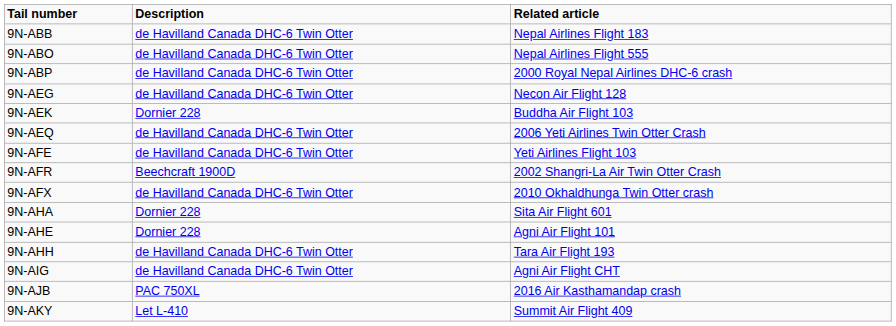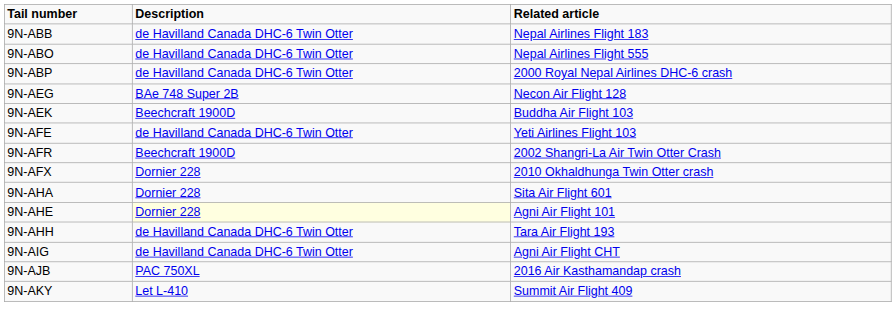(244, 93) de Havilland Canada DHC-6 Twin Otter -> (187, 93) BAe 748 Super 2B
(168, 113) Dornier 228 -> (185, 113) Beechcraft 1900D
- row: (31, 133)
(244, 192) de Havilland Canada DHC-6 Twin Otter -> (168, 172) Dornier 228
(168, 232) no background -> (168, 212) lightyellow background
